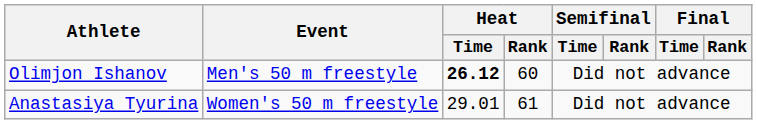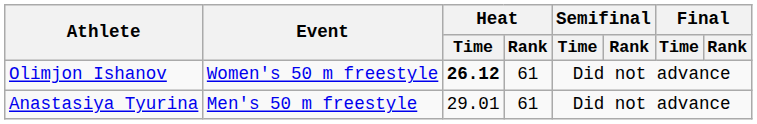(312, 75) Men's 50 m freestyle -> (323, 75) Women's 50 m freestyle
(528, 75) 60 -> (528, 75) 61
(323, 104) Women's 50 m freestyle -> (312, 104) Men's 50 m freestyle
